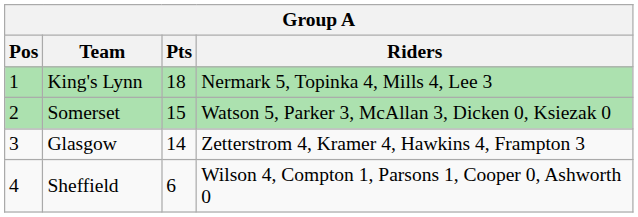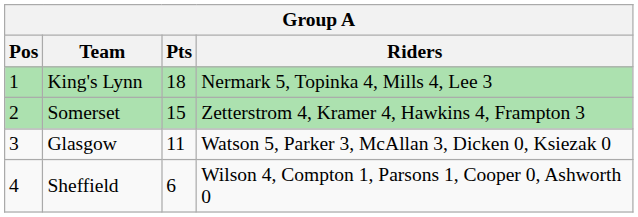(406, 112) Watson 5, Parker 3, McAllan 3, Dicken 0, Ksiezak 0 -> (393, 112) Zetterstrom 4, Kramer 4, Hawkins 4, Frampton 3
(176, 143) 14 -> (176, 143) 11
(393, 143) Zetterstrom 4, Kramer 4, Hawkins 4, Frampton 3 -> (406, 143) Watson 5, Parker 3, McAllan 3, Dicken 0, Ksiezak 0
